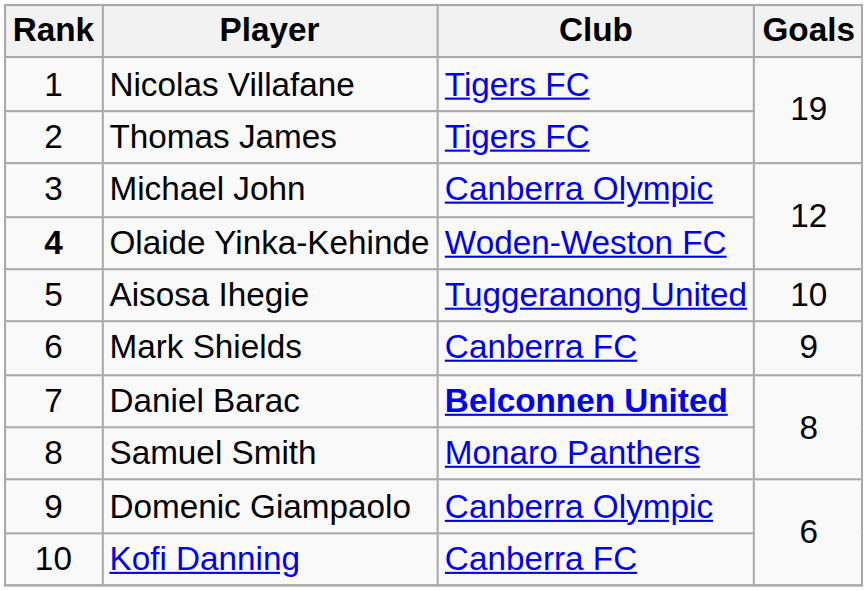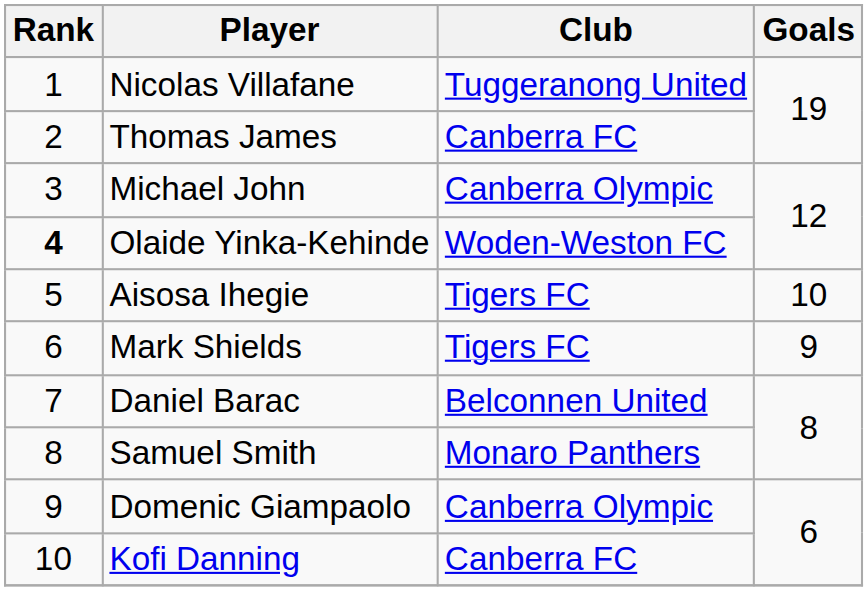(517, 83) Tigers FC -> (596, 83) Tuggeranong United
(517, 136) Tigers FC -> (541, 136) Canberra FC
(596, 294) Tuggeranong United -> (517, 294) Tigers FC
(541, 347) Canberra FC -> (517, 347) Tigers FC
(586, 400) bold -> (576, 400) normal
